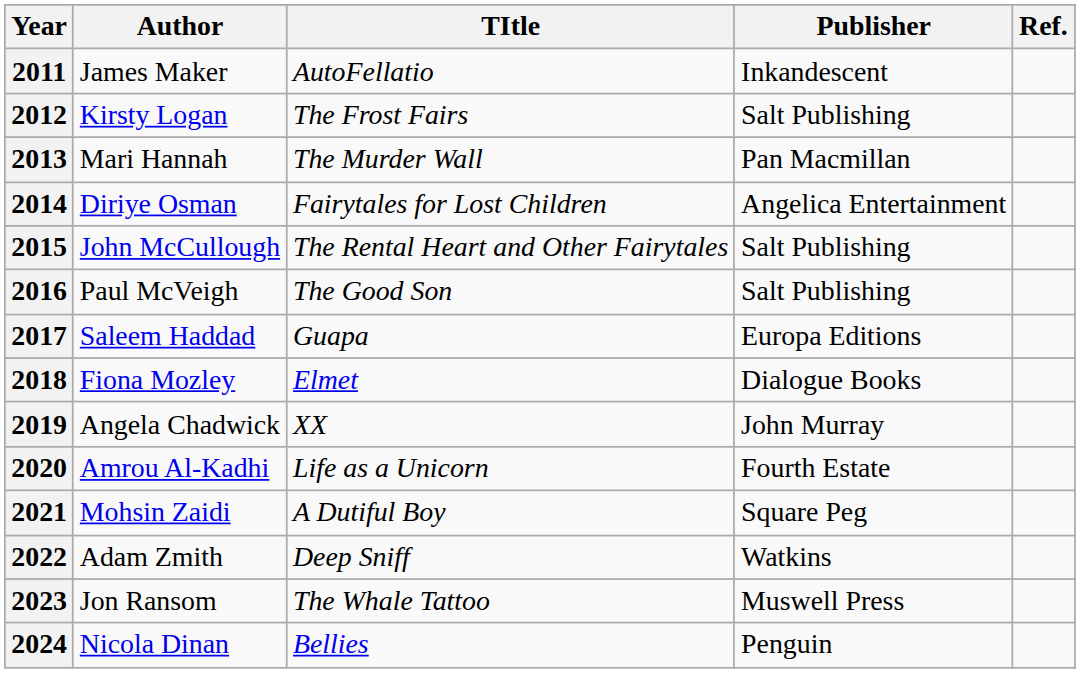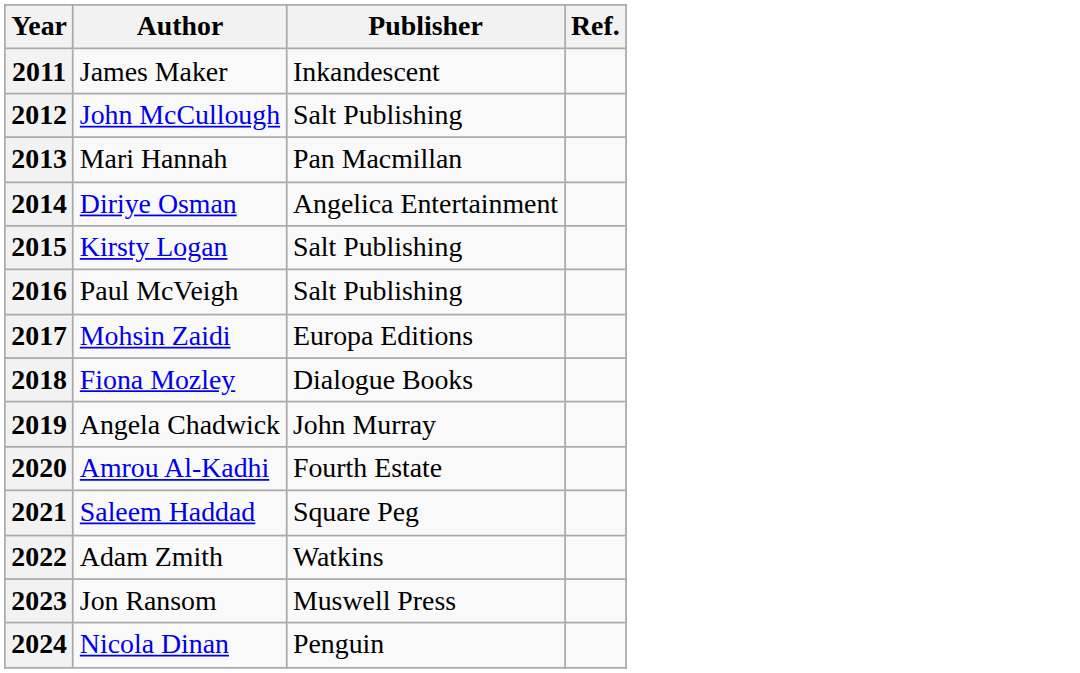- column: (511, 26)
(154, 114) Kirsty Logan -> (180, 114) John McCullough
(180, 247) John McCullough -> (154, 247) Kirsty Logan
(168, 335) Saleem Haddad -> (155, 335) Mohsin Zaidi
(155, 512) Mohsin Zaidi -> (168, 512) Saleem Haddad
